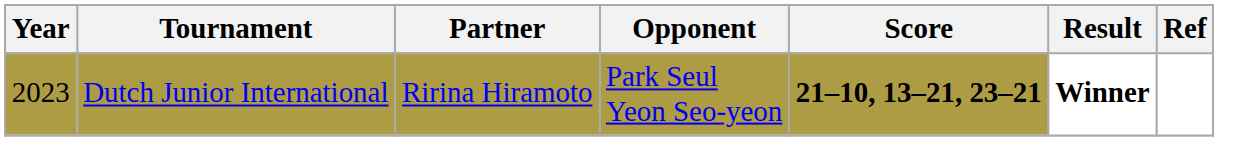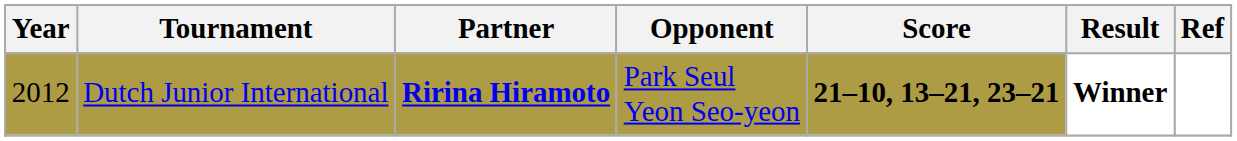(41, 93) 2023 -> (41, 93) 2012
(497, 93) normal -> (506, 93) bold
